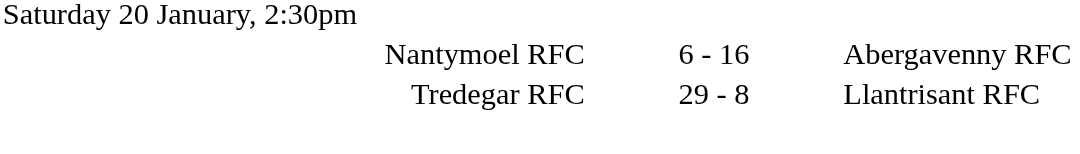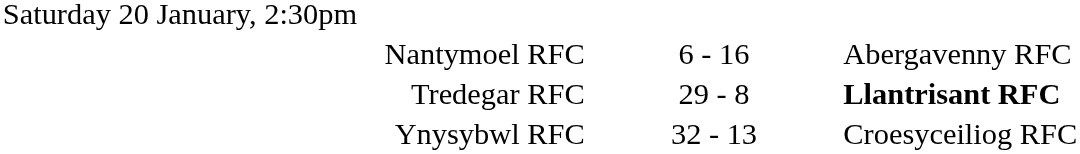(942, 93) normal -> (952, 93) bold
+ row: (490, 133)
